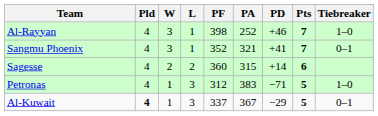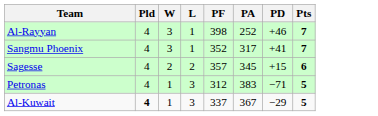- column: (344, 13)
(248, 48) 321 -> (248, 48) 317
(218, 66) 360 -> (218, 66) 357
(248, 66) 315 -> (248, 66) 345
(278, 66) +14 -> (278, 66) +15
